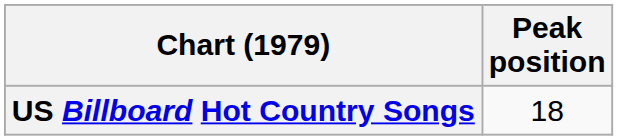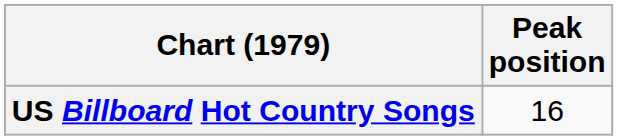(547, 109) 18 -> (547, 109) 16
